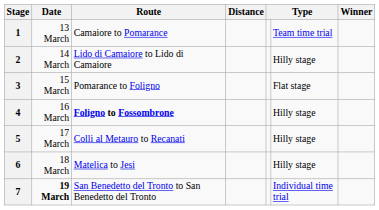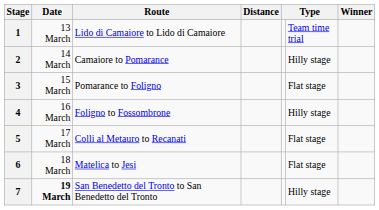(121, 33) Camaiore to Pomarance -> (150, 33) Lido di Camaiore to Lido di Camaiore
(129, 59) Lido di Camaiore to Lido di Camaiore -> (122, 59) Camaiore to Pomarance
(124, 112) bold -> (123, 112) normal
(294, 139) Hilly stage -> (307, 139) Flat stage
(294, 165) Hilly stage -> (307, 165) Flat stage
(303, 191) Individual time trial -> (309, 191) Hilly stage
